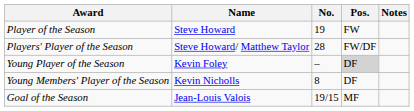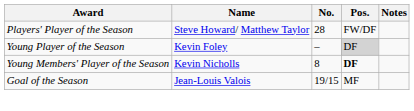- row: (51, 30)
(350, 81) normal -> (351, 64) bold
